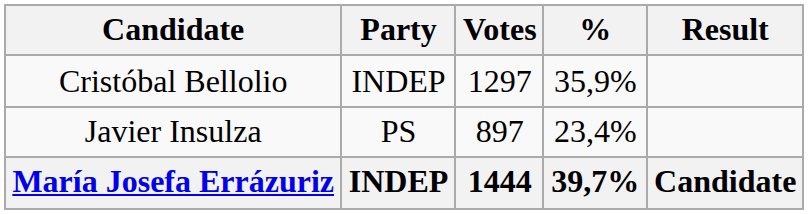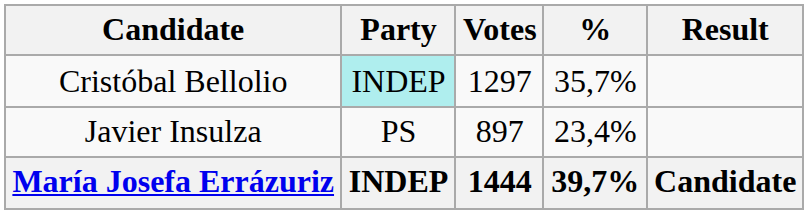(399, 80) no background -> (399, 80) paleturquoise background
(595, 80) 35,9% -> (595, 80) 35,7%
